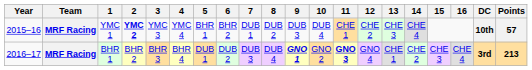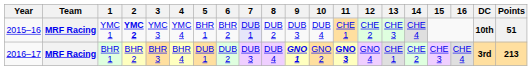(251, 30) no background -> (251, 30) lavender background
(511, 30) 57 -> (511, 30) 51
